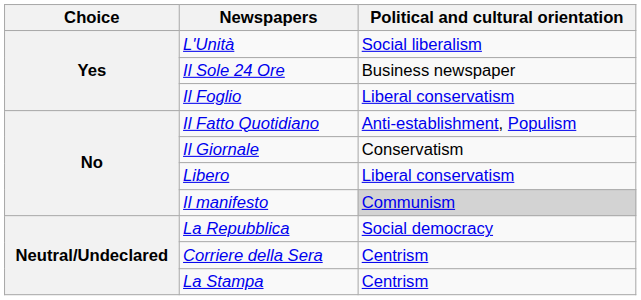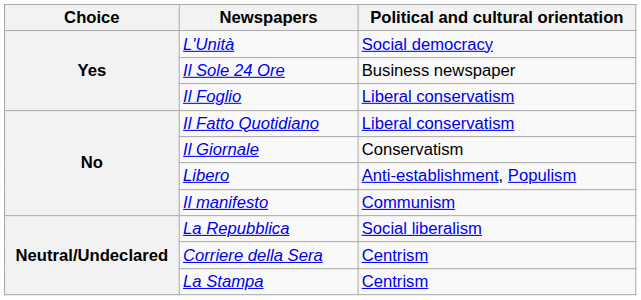(422, 44) Social liberalism -> (427, 44) Social democracy
(469, 123) Anti-establishment, Populism -> (438, 123) Liberal conservatism
(438, 176) Liberal conservatism -> (469, 176) Anti-establishment, Populism
(408, 202) lightgrey background -> (408, 202) no background
(427, 228) Social democracy -> (422, 228) Social liberalism
